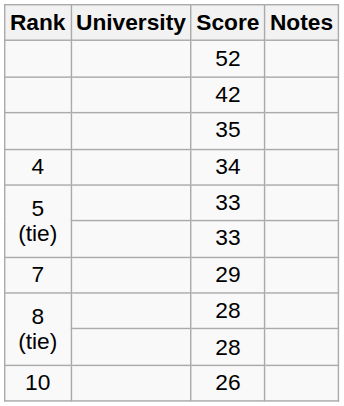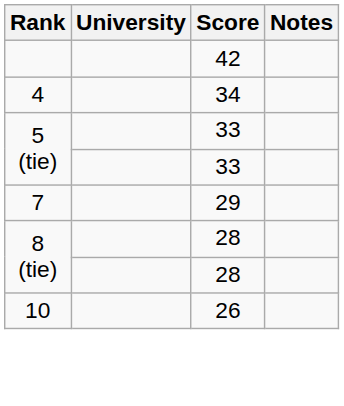- row: (38, 59)
- row: (38, 131)
